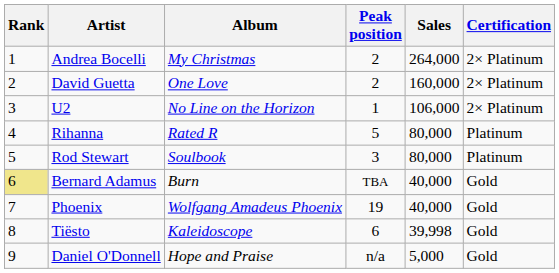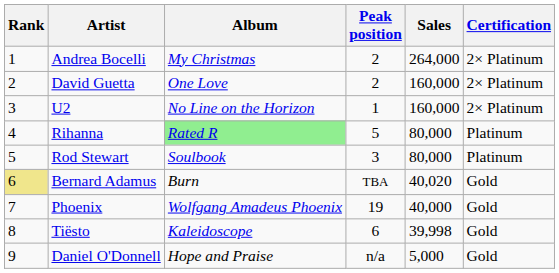(434, 108) 106,000 -> (434, 108) 160,000
(193, 132) no background -> (193, 132) lightgreen background
(430, 181) 40,000 -> (430, 181) 40,020
